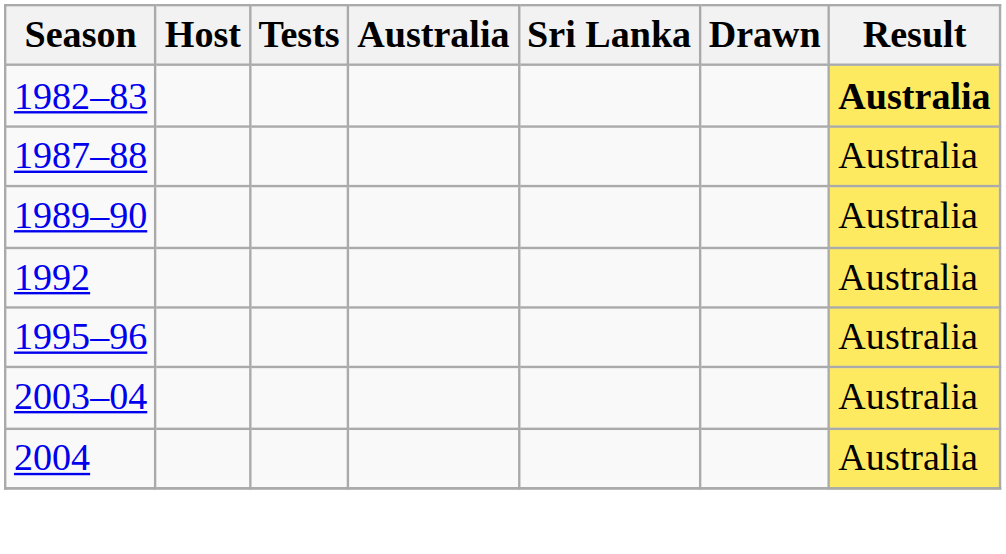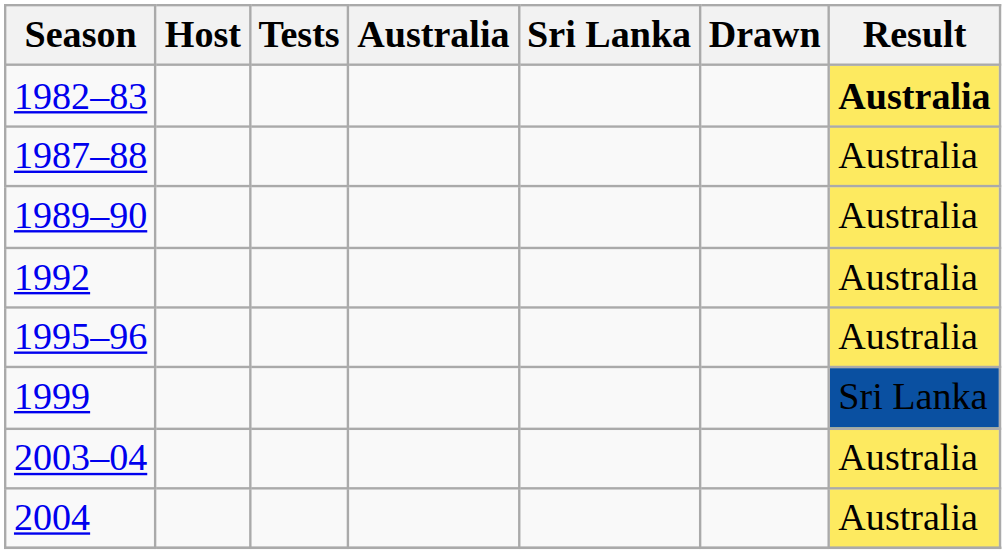+ row: (52, 397)
